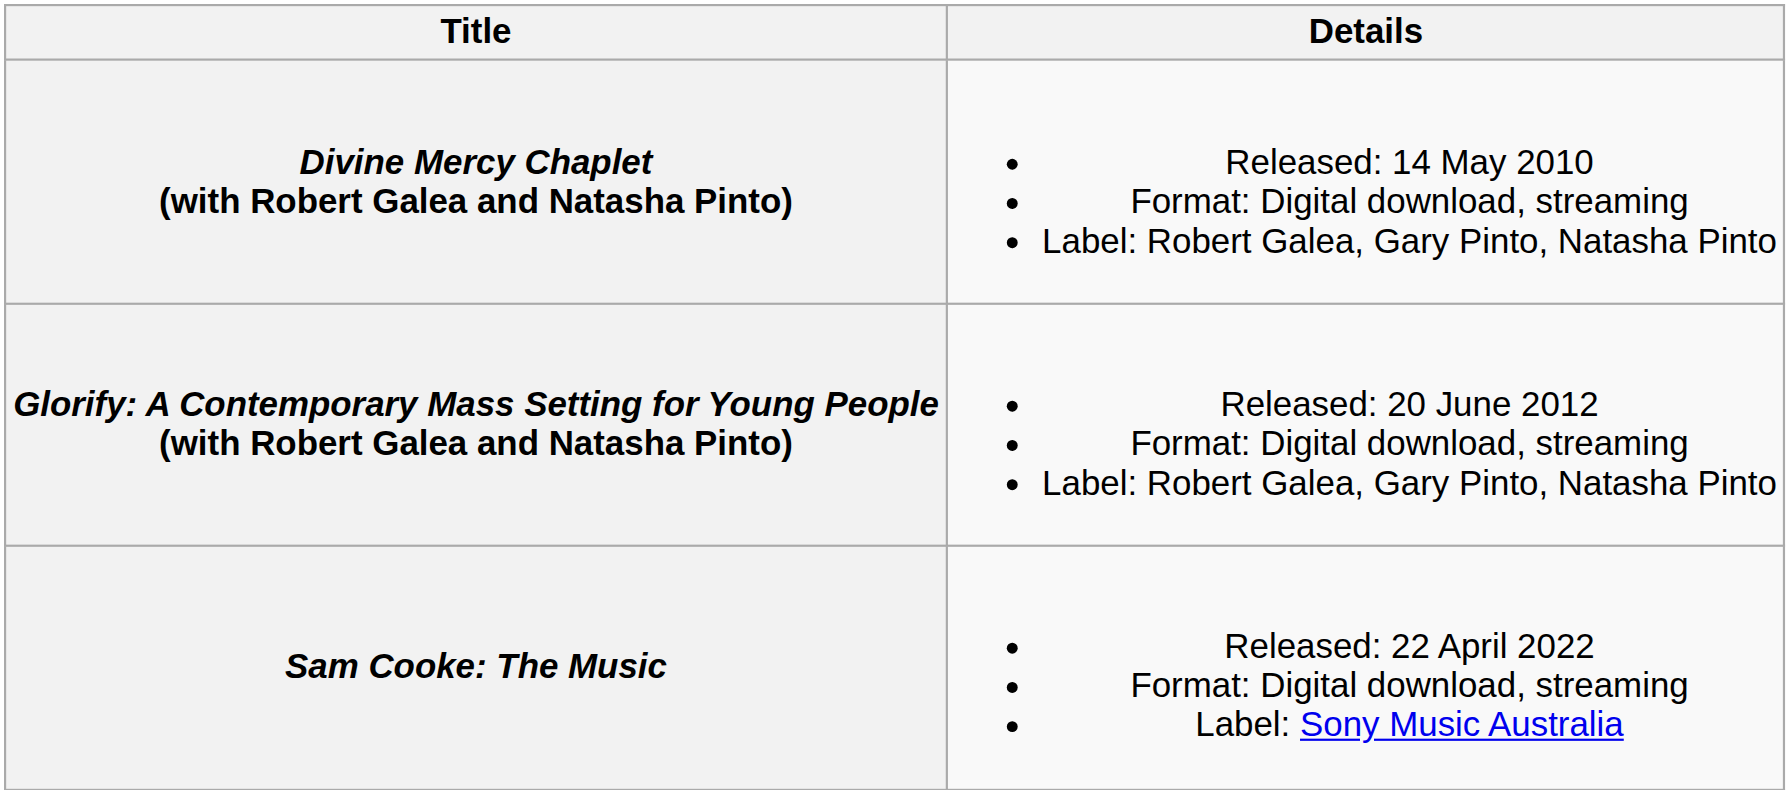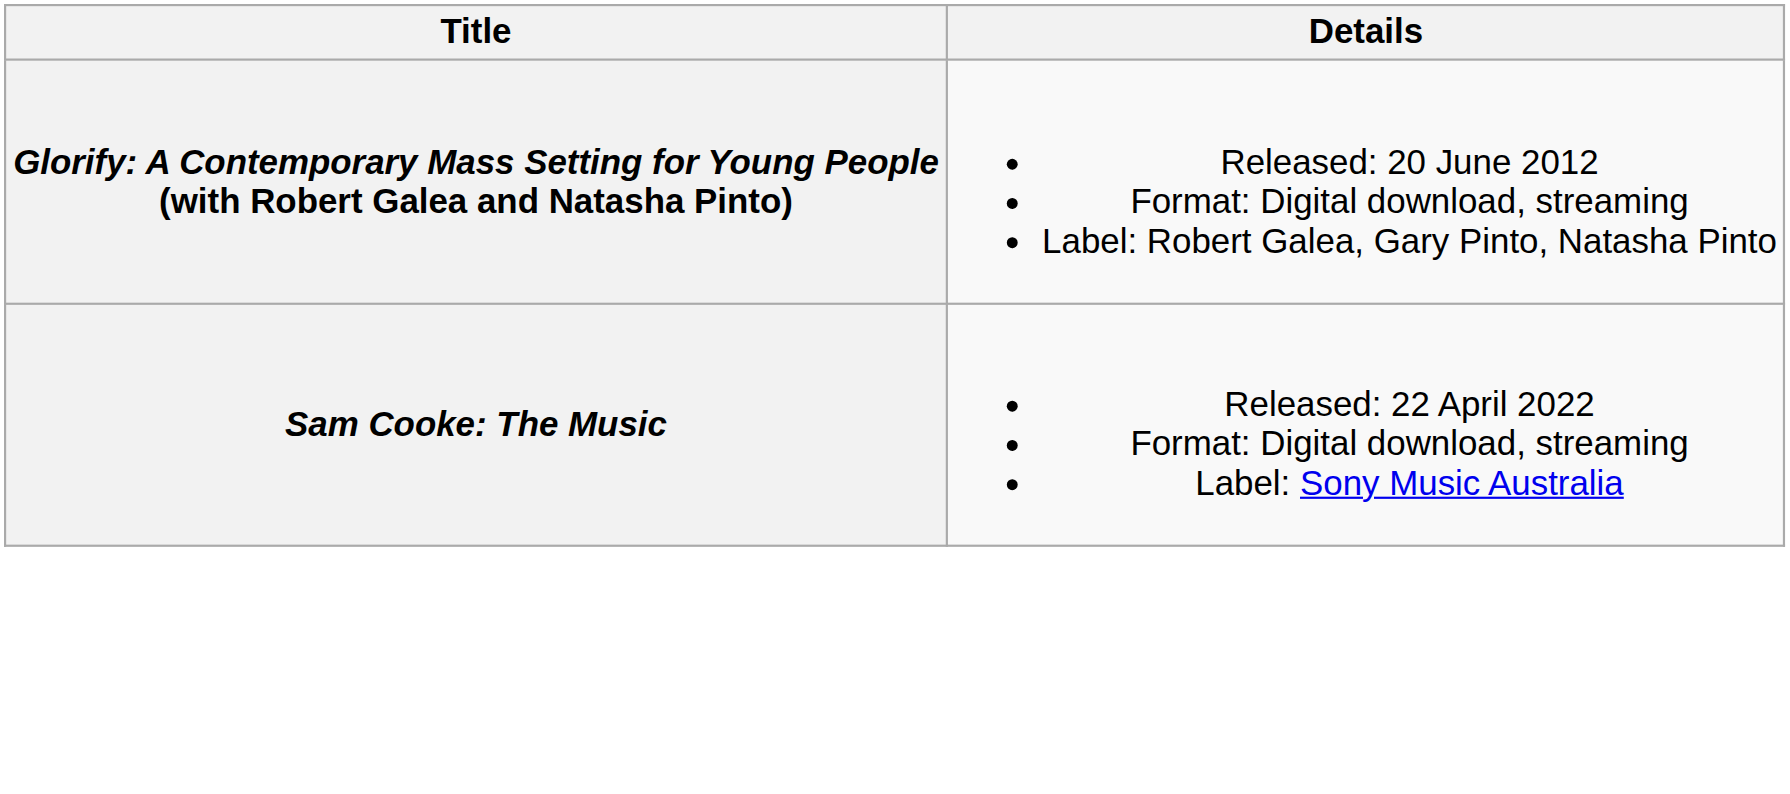- row: (476, 181)
